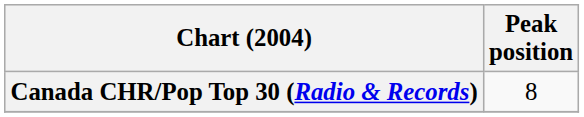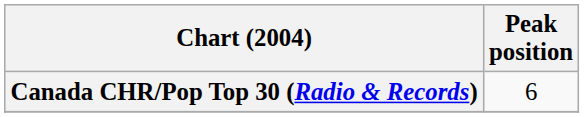(531, 91) 8 -> (531, 91) 6
